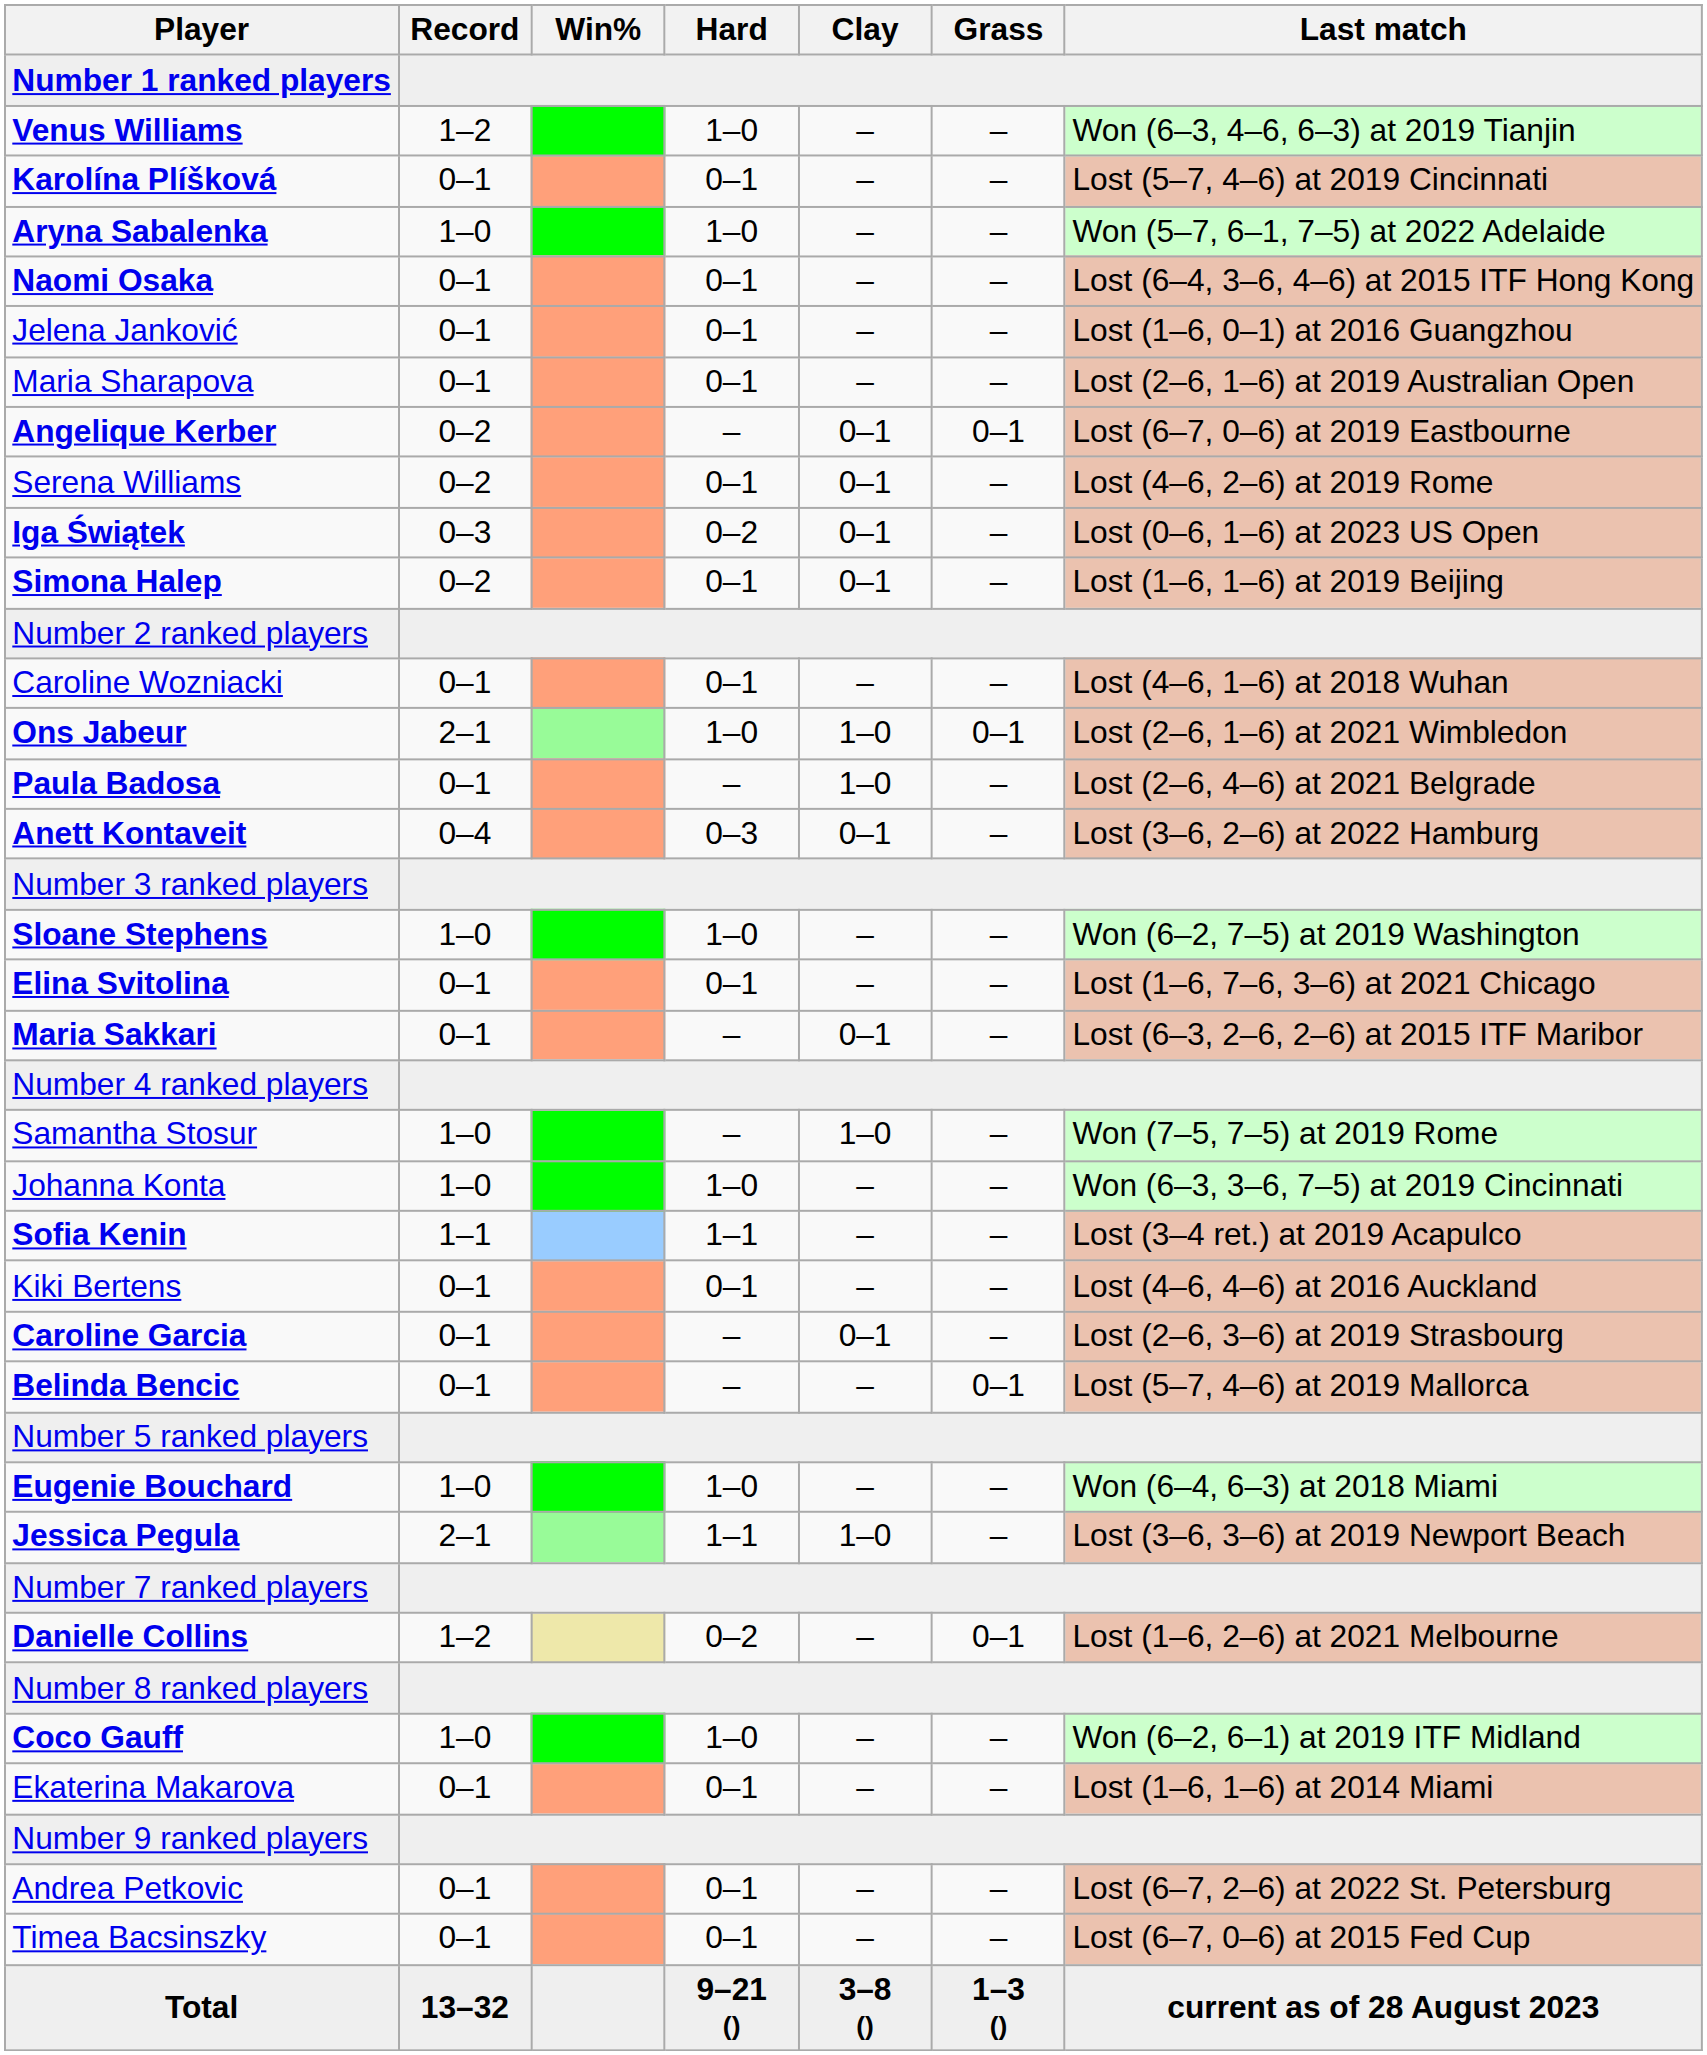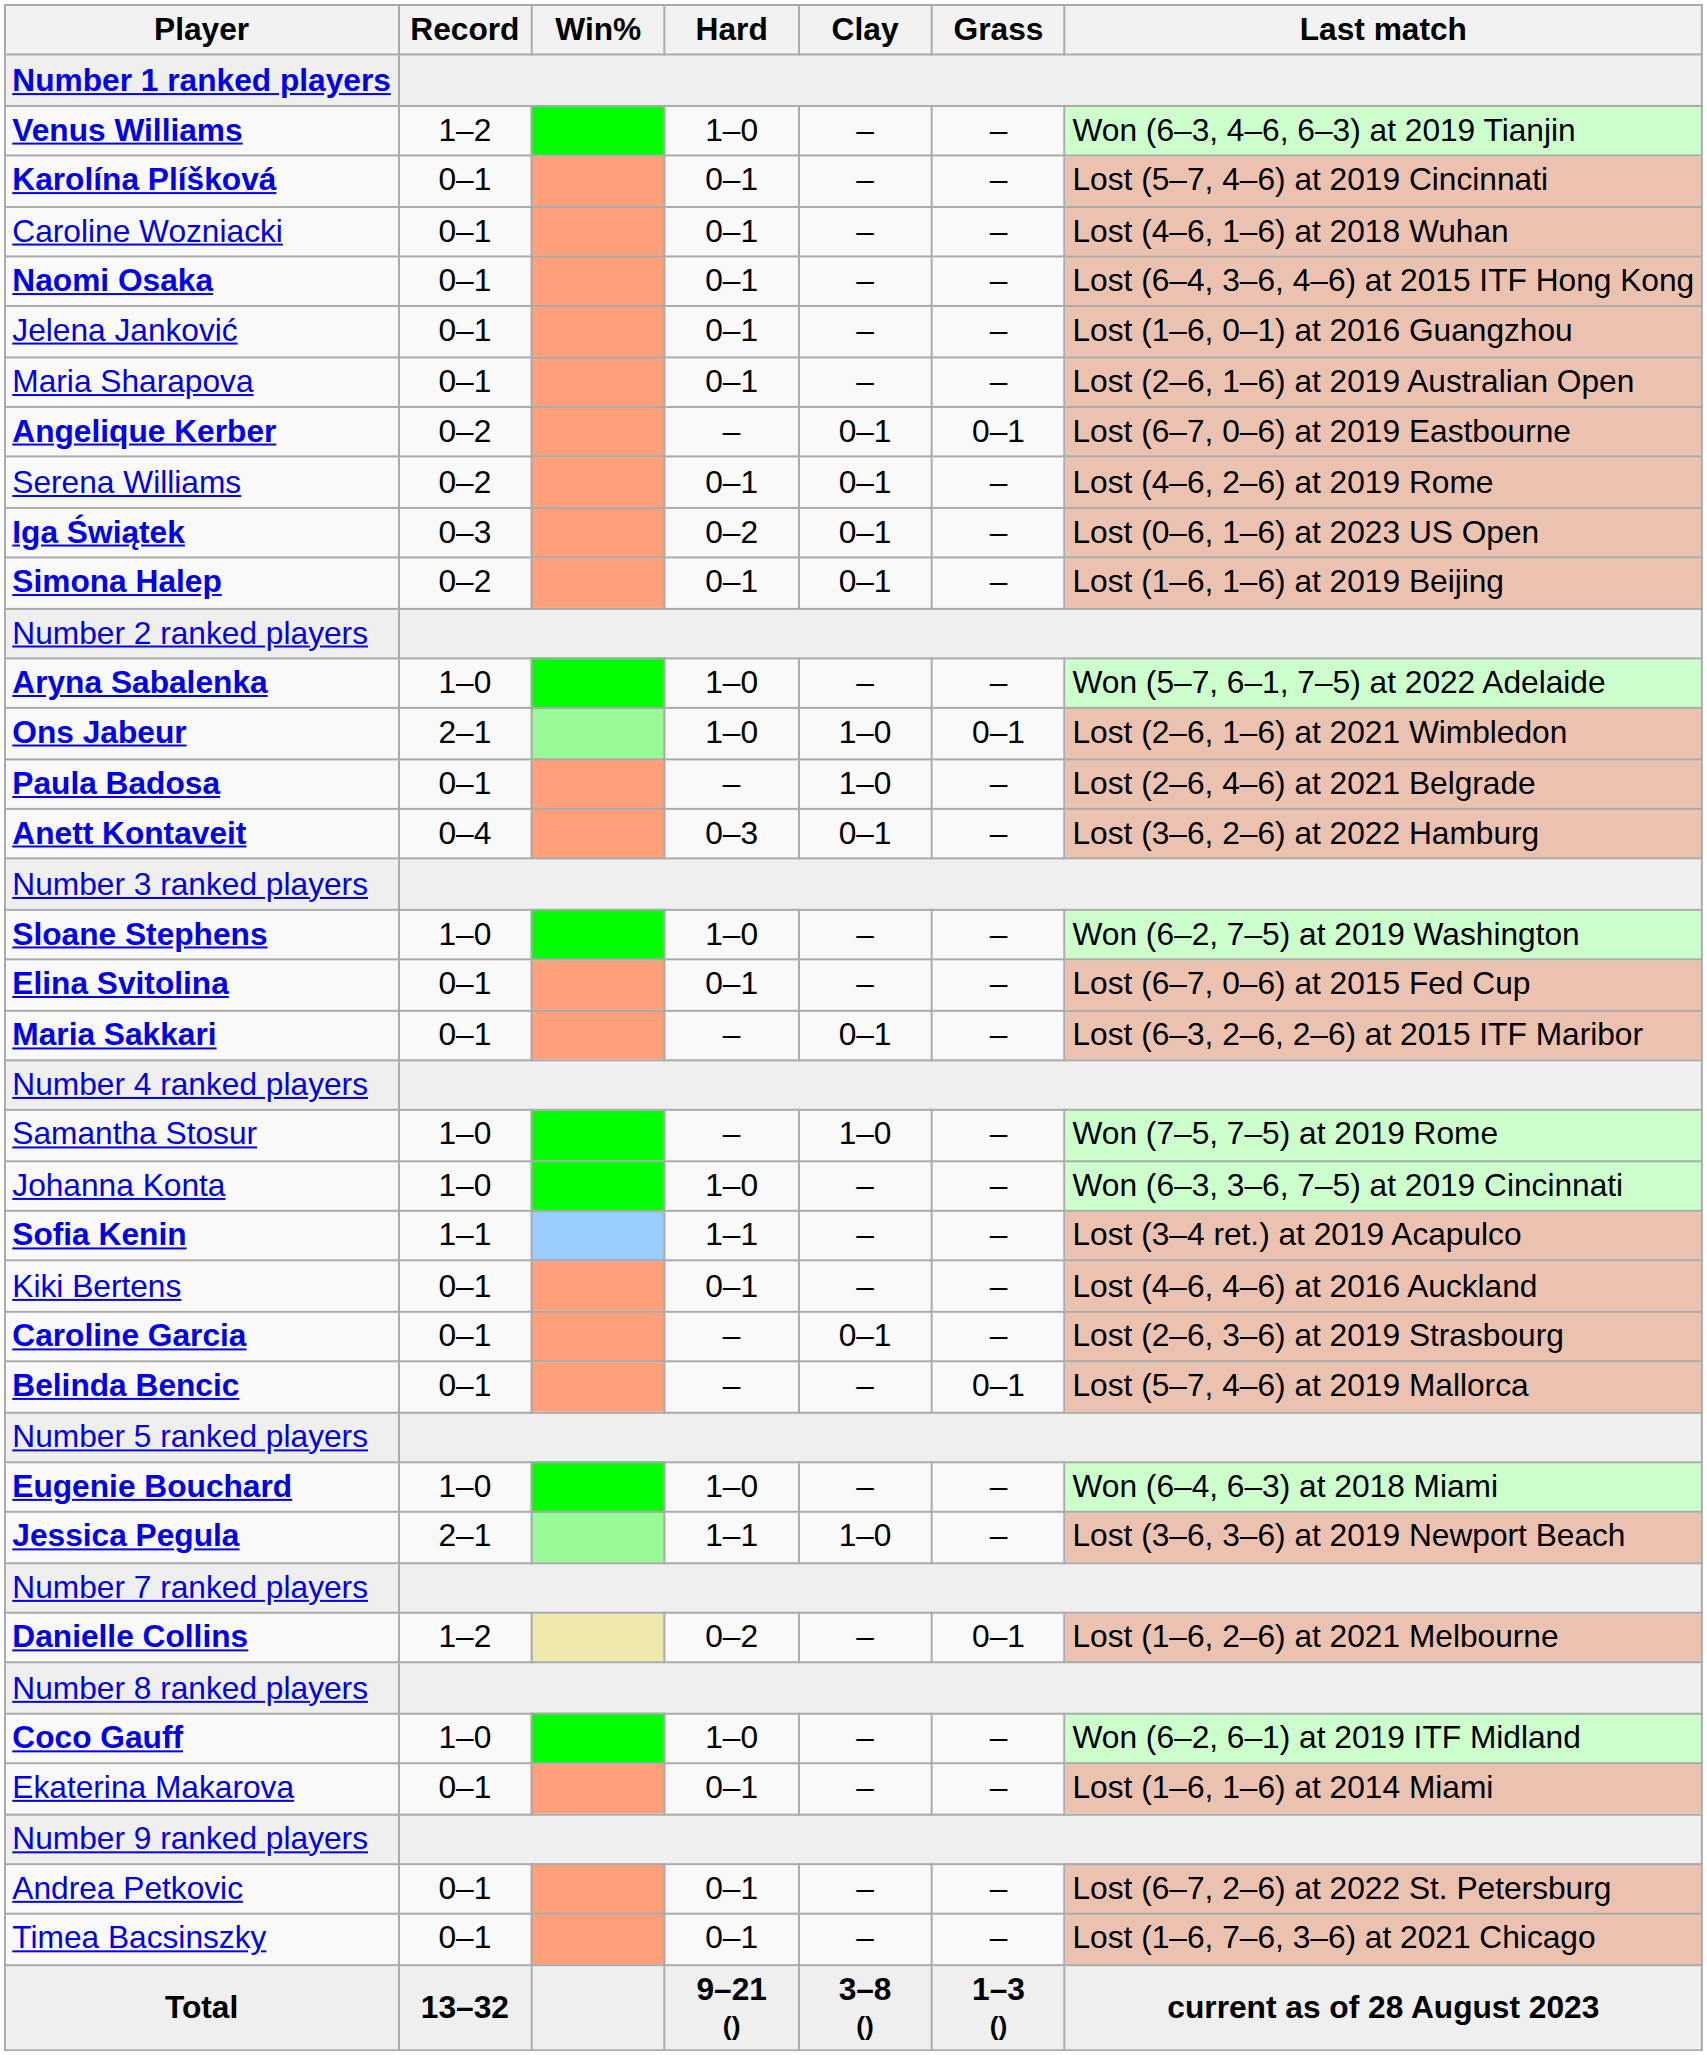rows swapped: (148, 682) <-> (140, 230)
(1334, 984) Lost (1–6, 7–6, 3–6) at 2021 Chicago -> (1301, 984) Lost (6–7, 0–6) at 2015 Fed Cup
(1301, 1938) Lost (6–7, 0–6) at 2015 Fed Cup -> (1334, 1938) Lost (1–6, 7–6, 3–6) at 2021 Chicago
